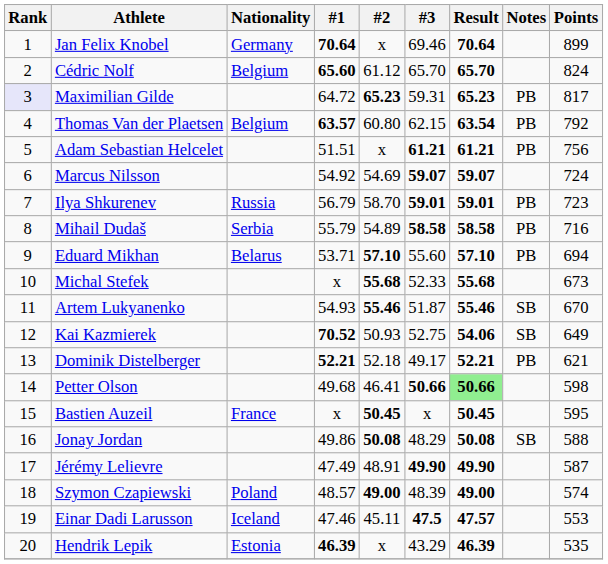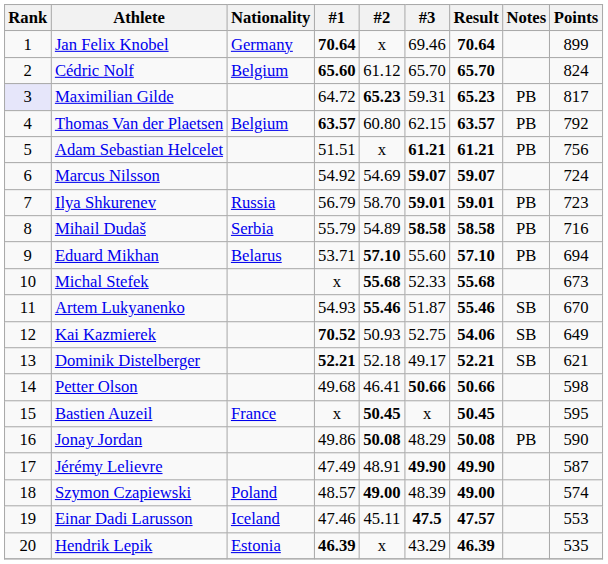(476, 123) 63.54 -> (476, 123) 63.57
(526, 360) PB -> (526, 360) SB
(476, 387) lightgreen background -> (476, 387) no background
(526, 439) SB -> (526, 439) PB
(576, 439) 588 -> (576, 439) 590
